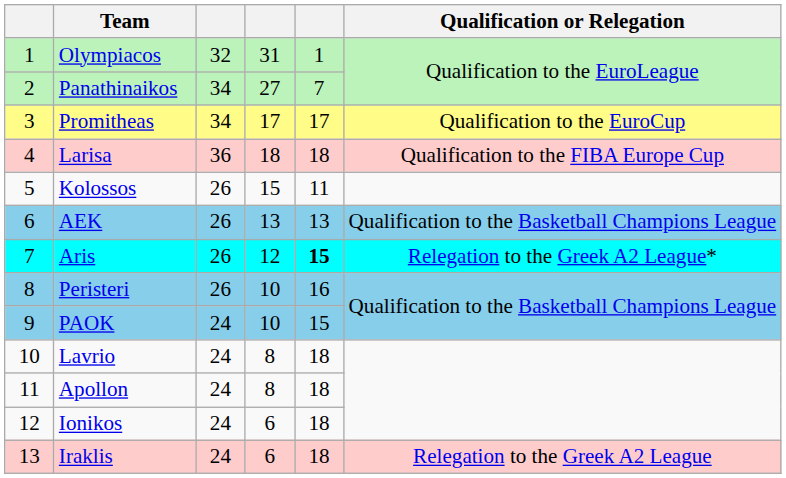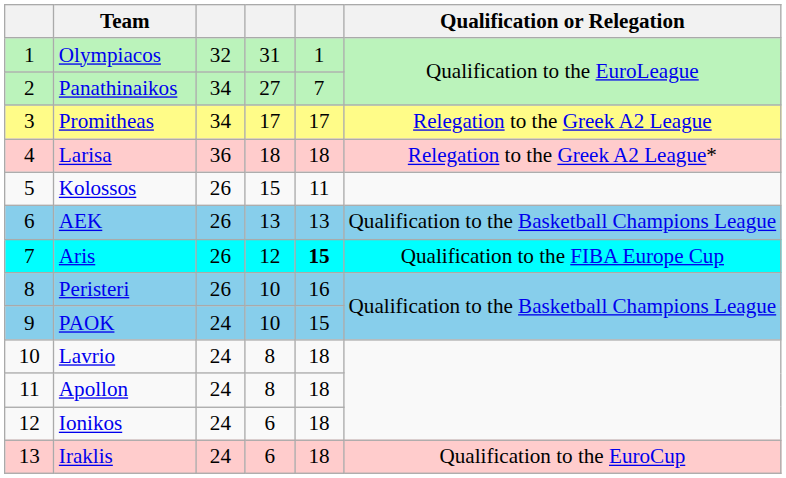(562, 121) Qualification to the EuroCup -> (562, 121) Relegation to the Greek A2 League
(562, 155) Qualification to the FIBA Europe Cup -> (562, 155) Relegation to the Greek A2 League*
(562, 255) Relegation to the Greek A2 League* -> (562, 255) Qualification to the FIBA Europe Cup
(562, 456) Relegation to the Greek A2 League -> (562, 456) Qualification to the EuroCup
